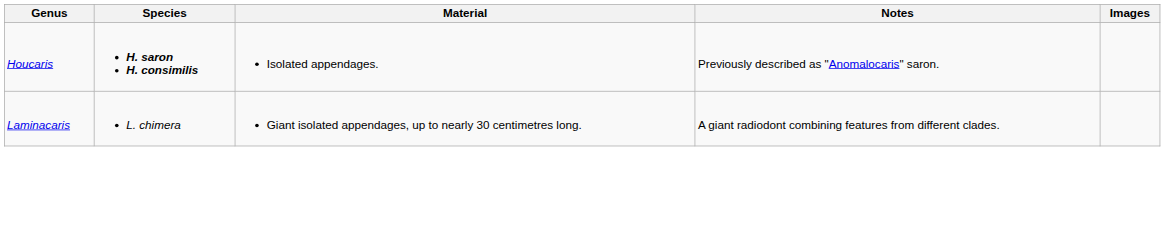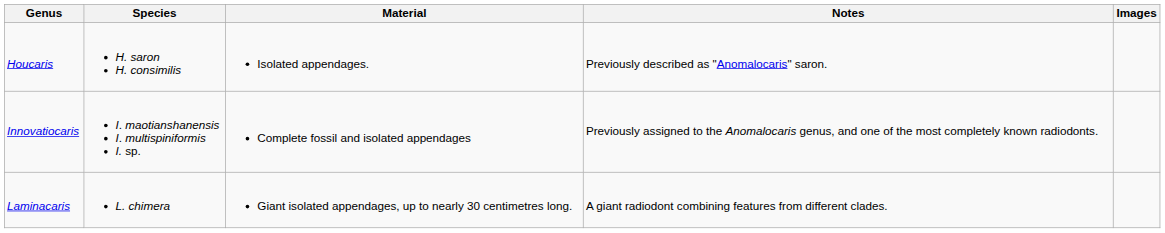(165, 64) bold -> (155, 64) normal
+ row: (43, 131)
